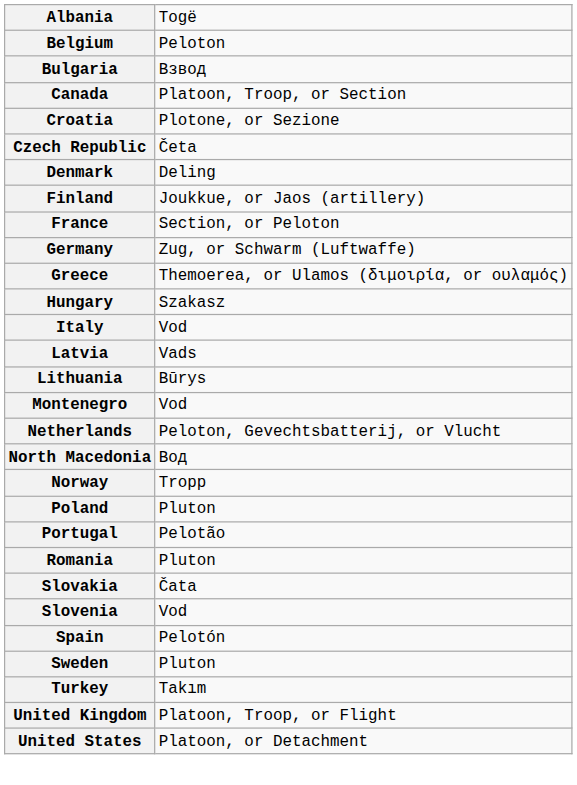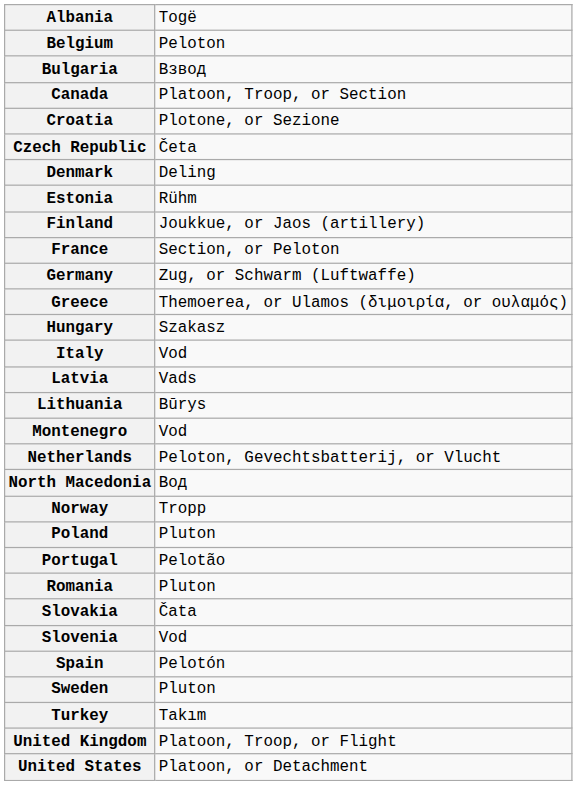+ row: (80, 198)
